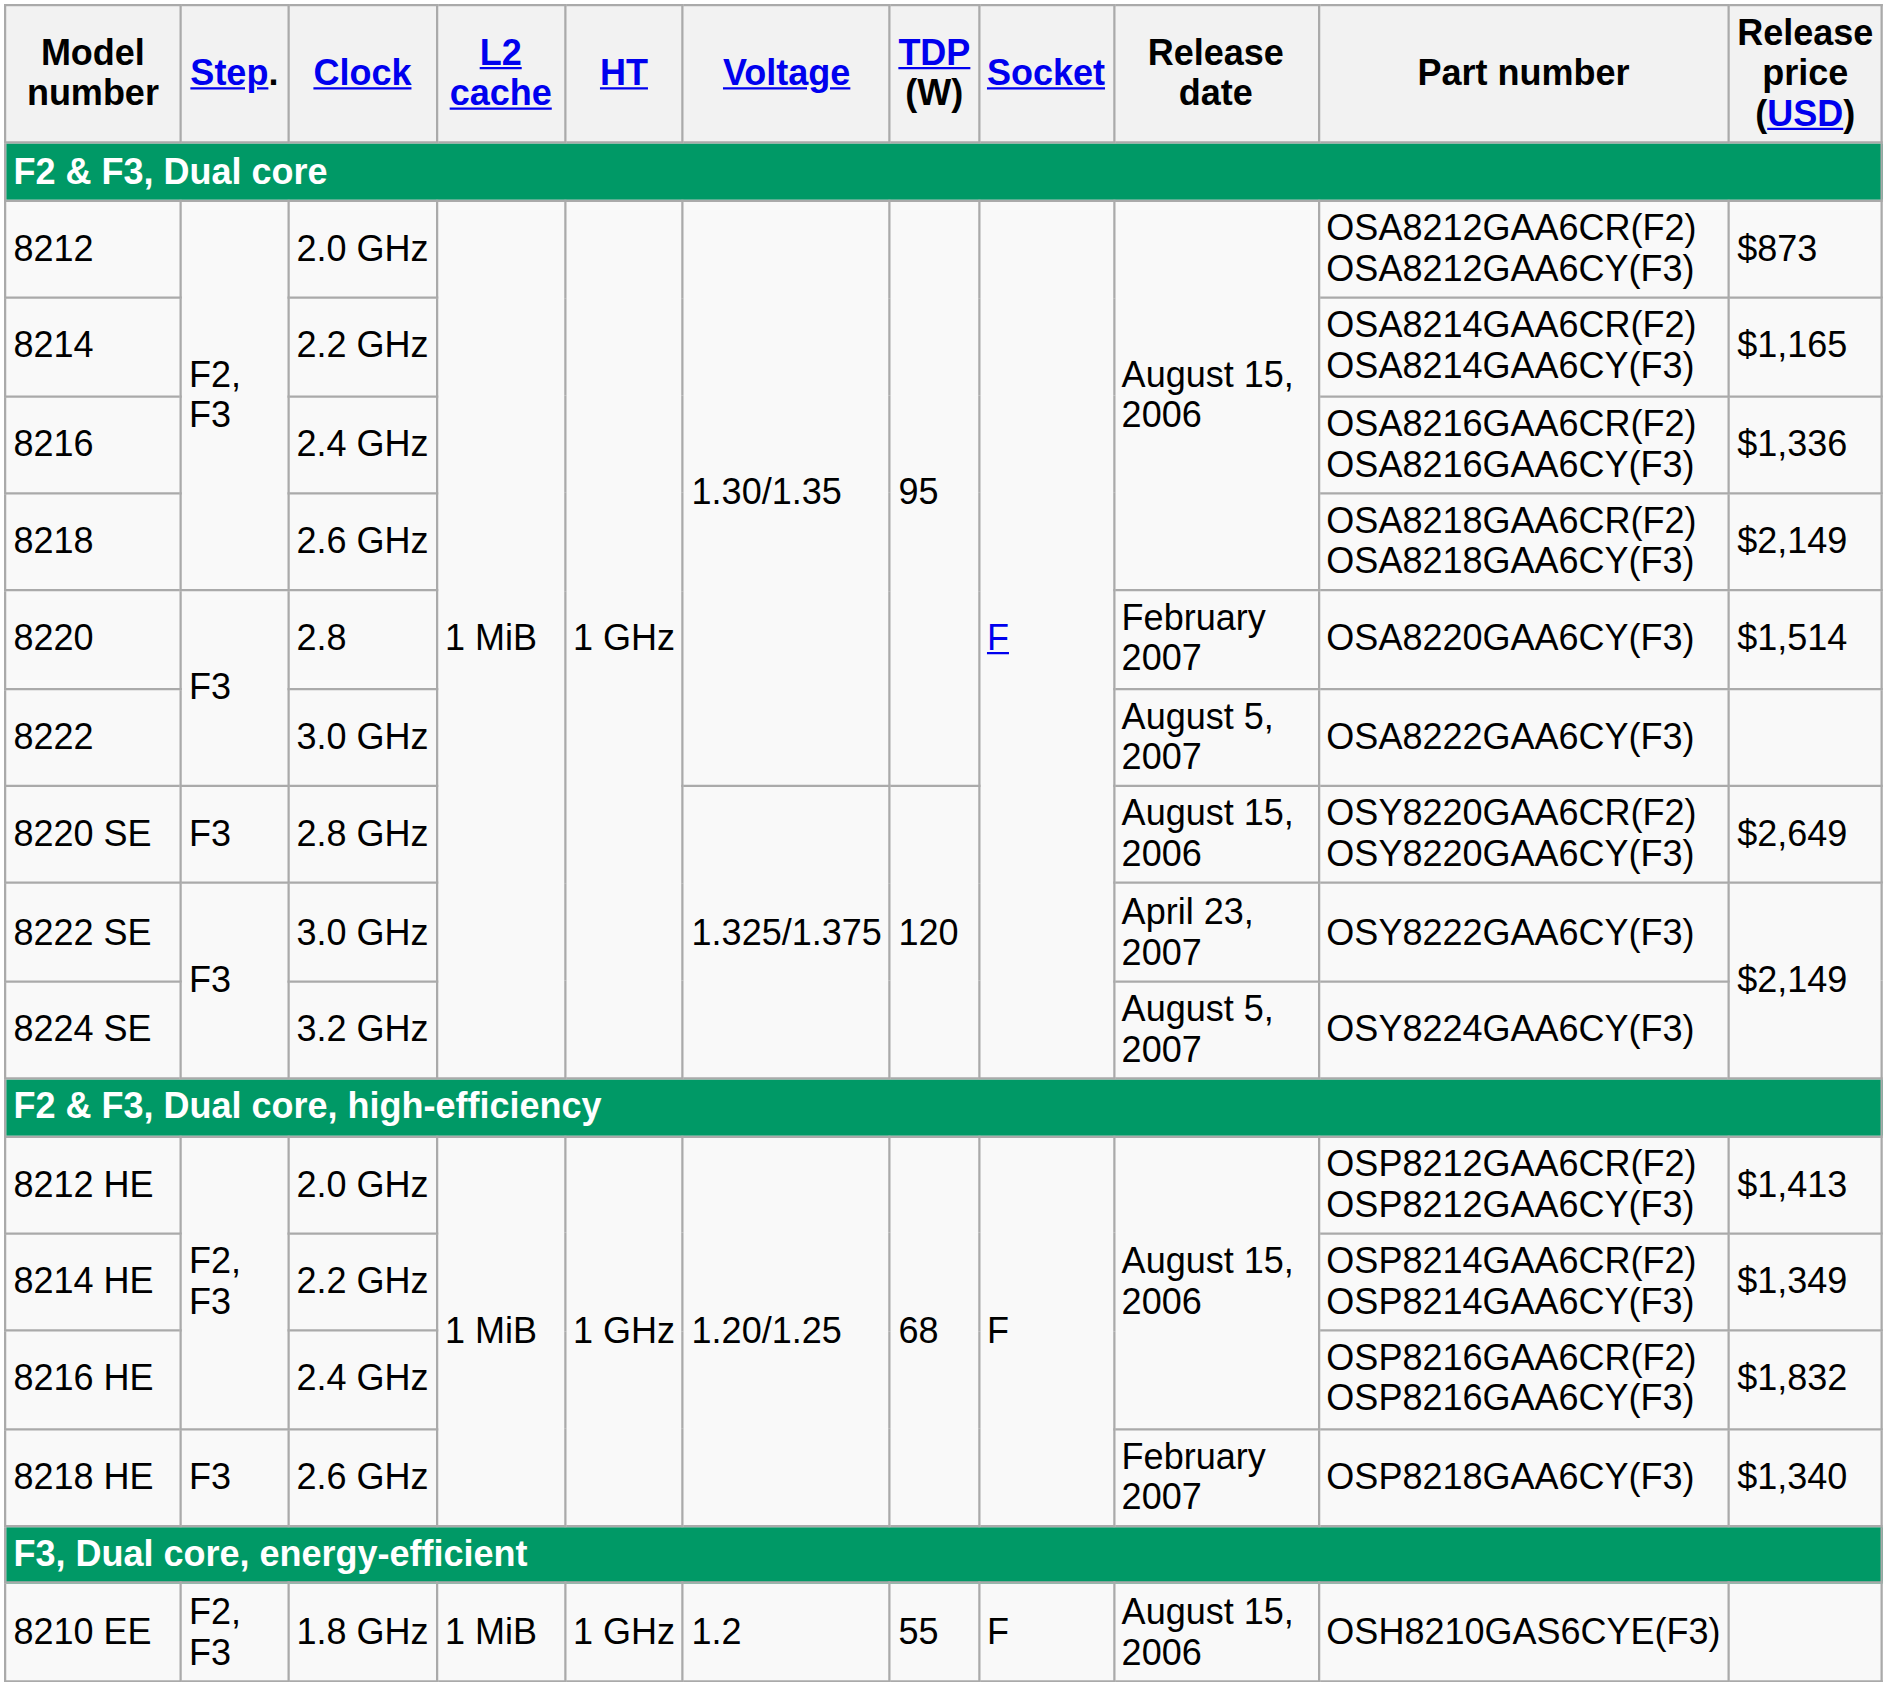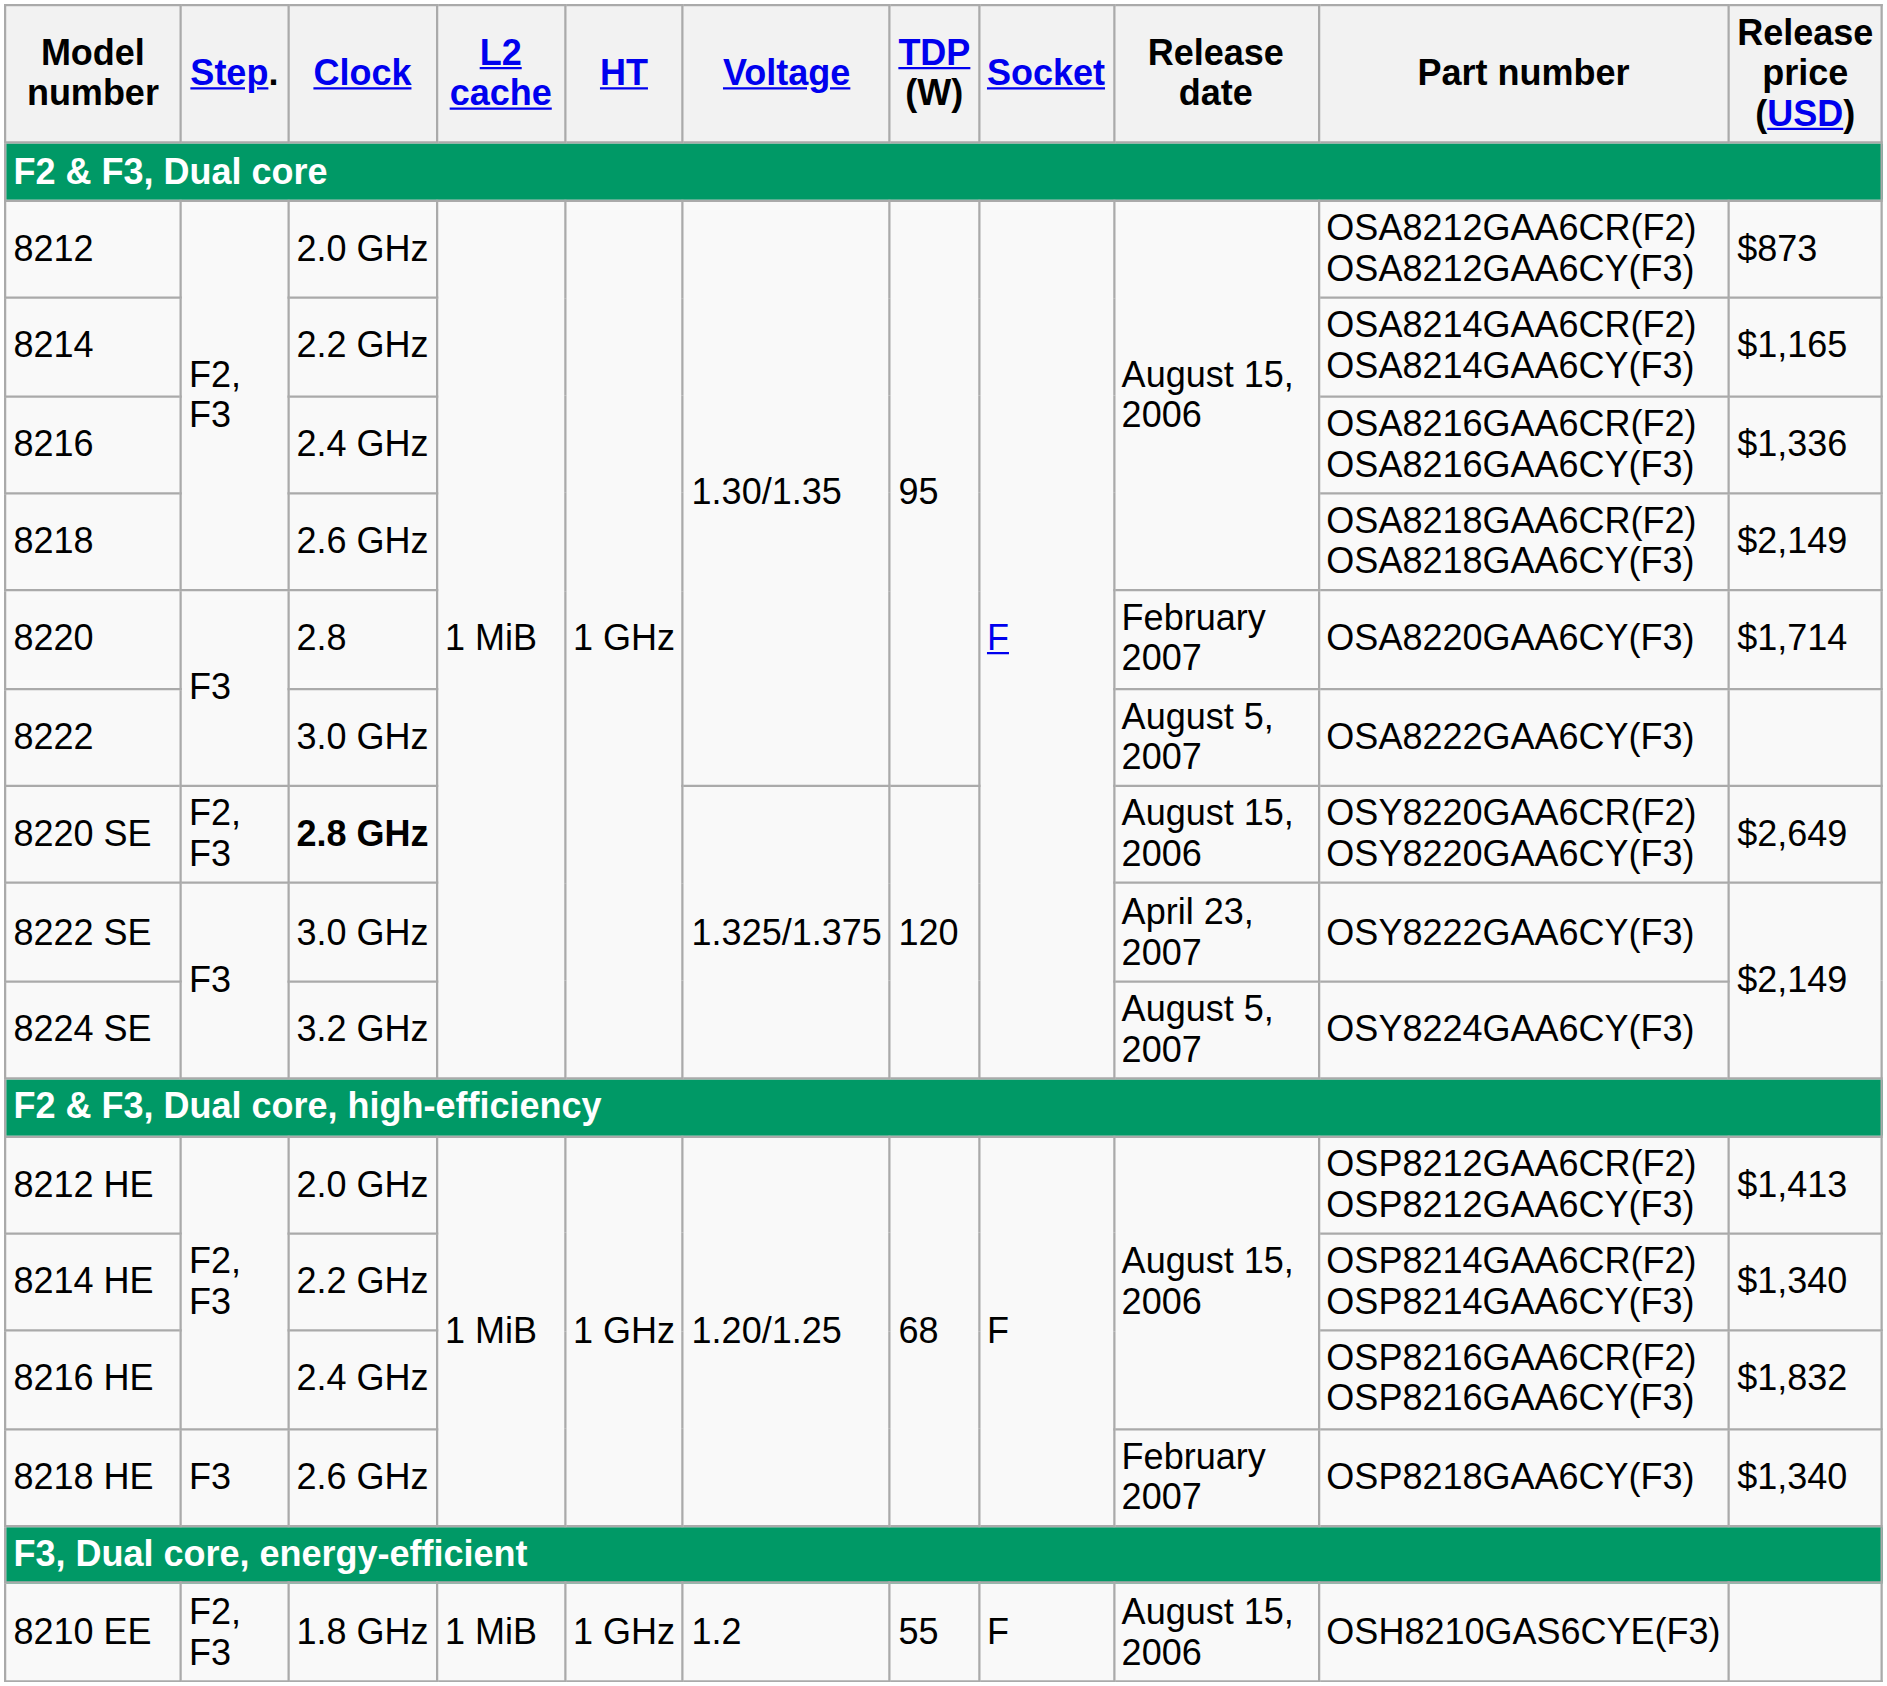(1792, 638) $1,514 -> (1792, 638) $1,714
(210, 834) F3 -> (215, 834) F2, F3
(362, 834) normal -> (362, 834) bold
(1792, 1281) $1,349 -> (1792, 1281) $1,340
